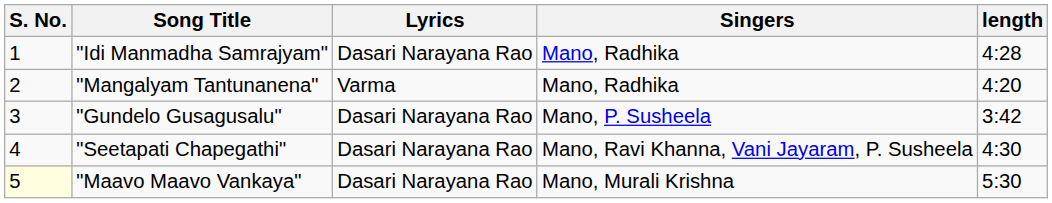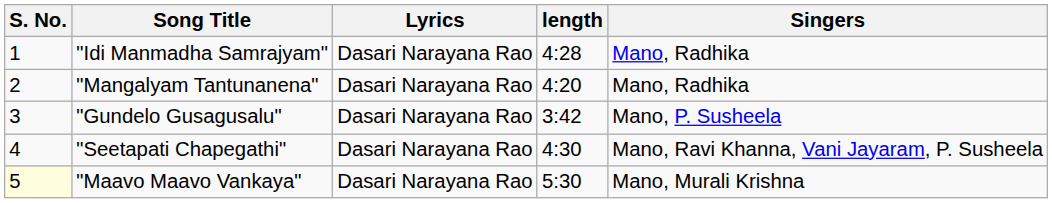columns swapped: (757, 20) <-> (1013, 20)
(366, 85) Varma -> (435, 85) Dasari Narayana Rao
